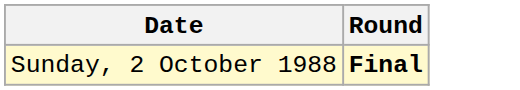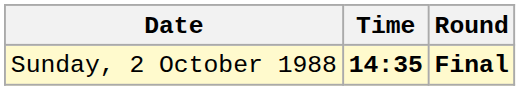+ column: (386, 25)
